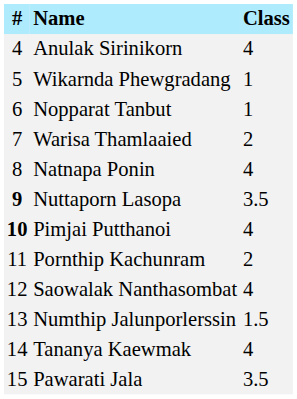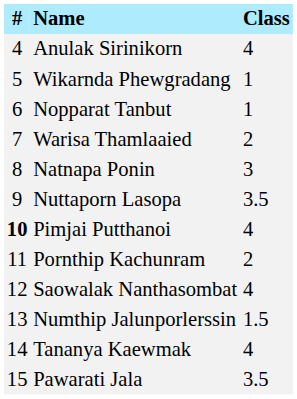(248, 168) 4 -> (248, 168) 3
(17, 198) bold -> (17, 198) normal
